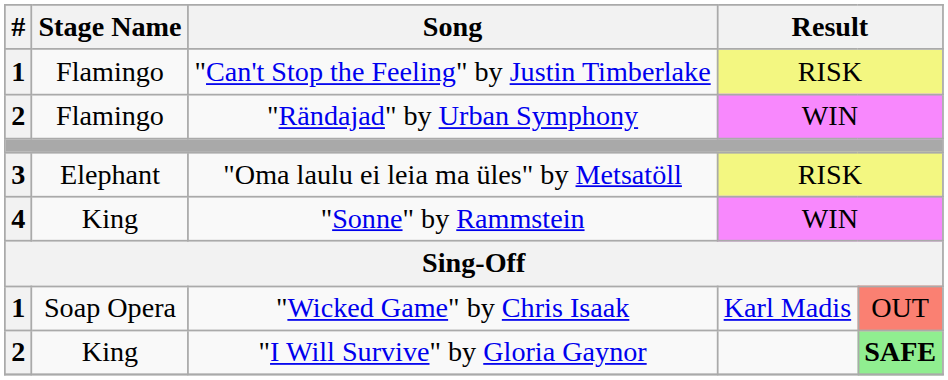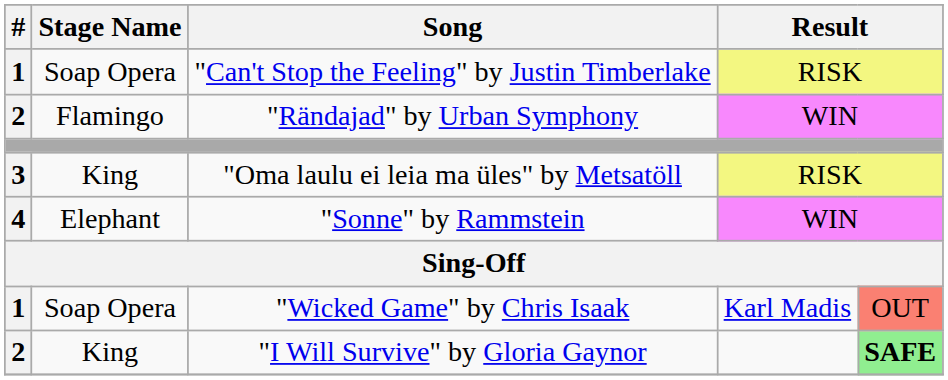(110, 71) Flamingo -> (110, 71) Soap Opera
(110, 173) Elephant -> (110, 173) King
(110, 218) King -> (110, 218) Elephant
